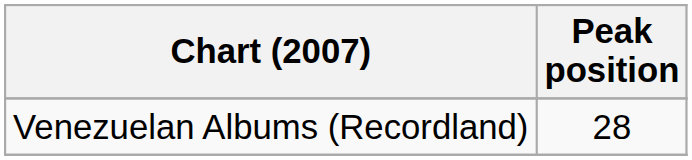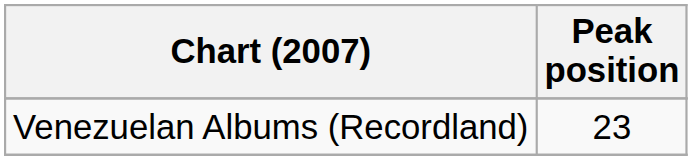(612, 126) 28 -> (612, 126) 23
